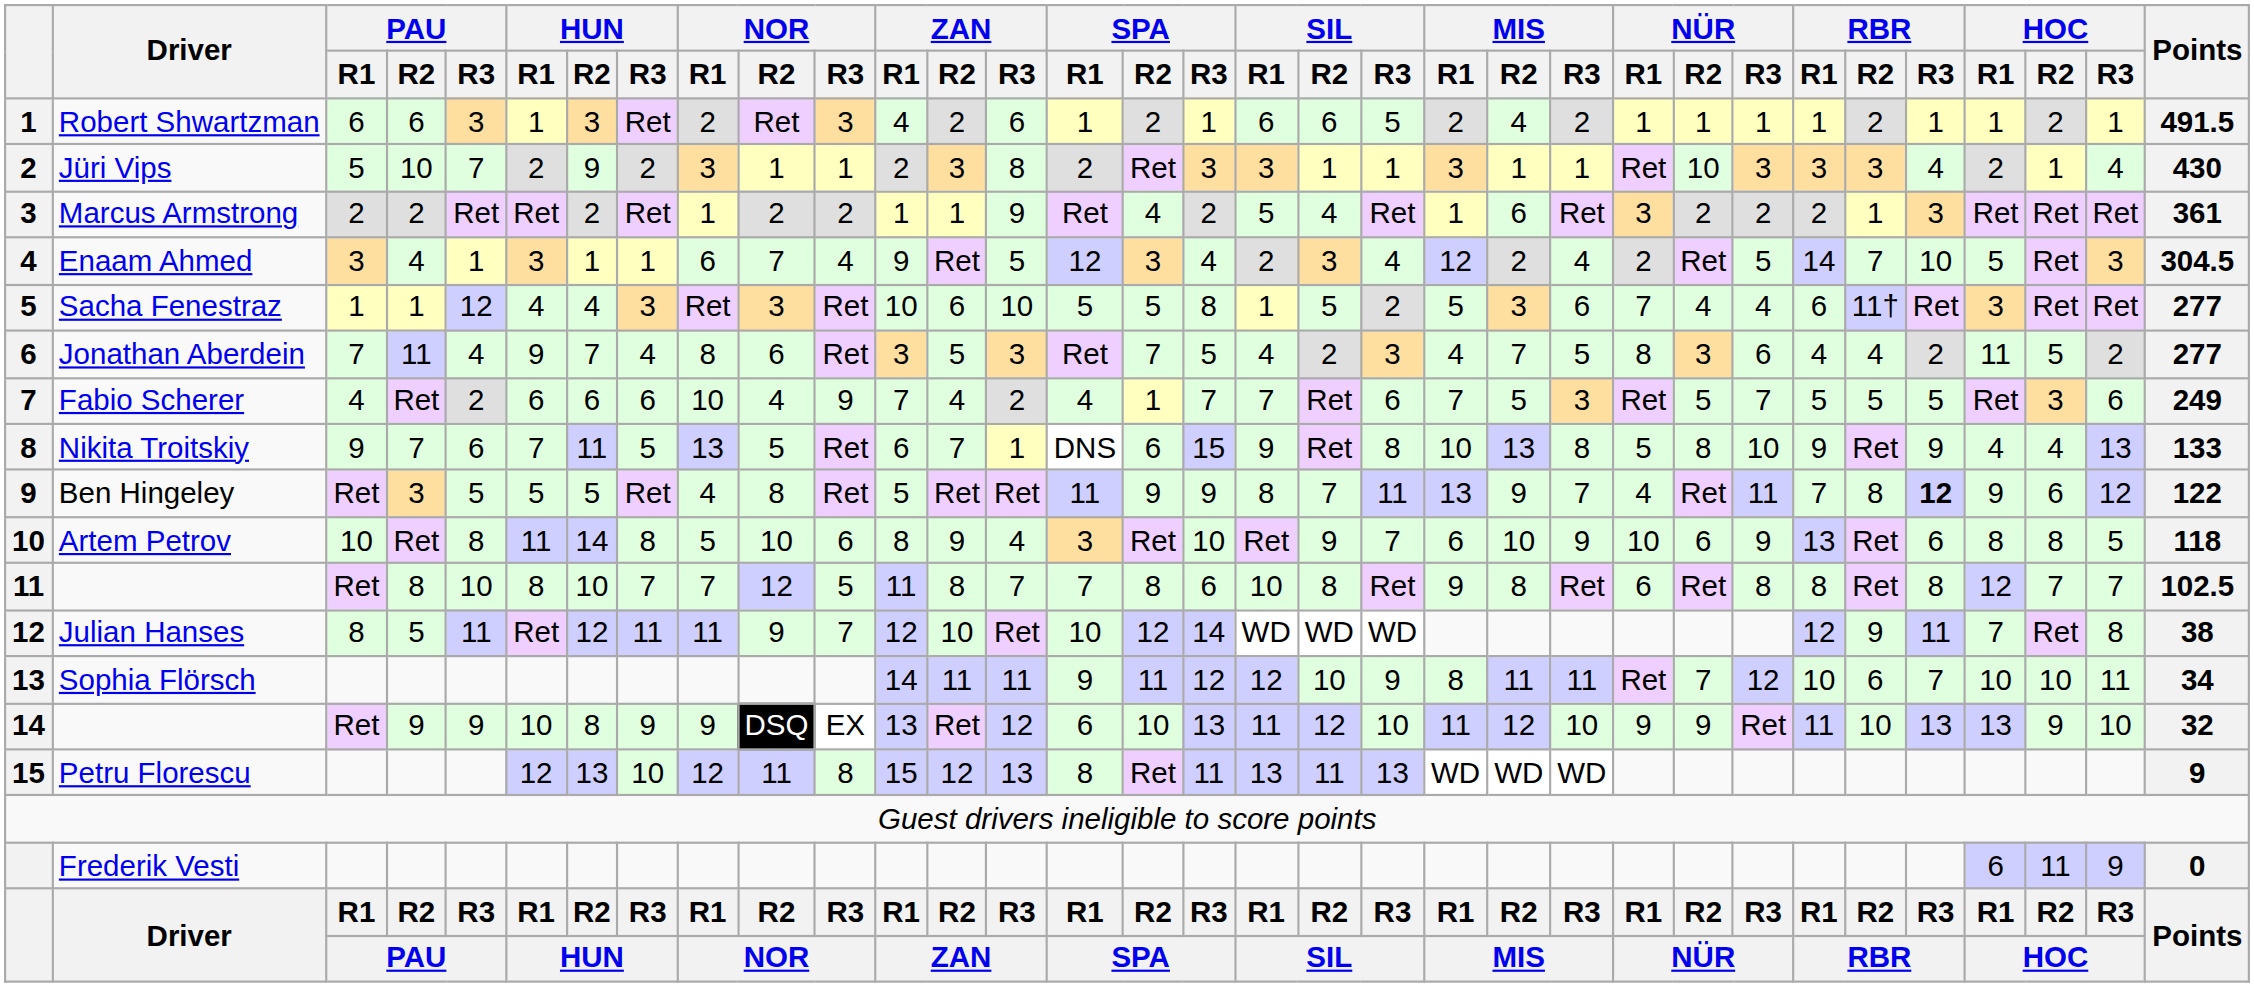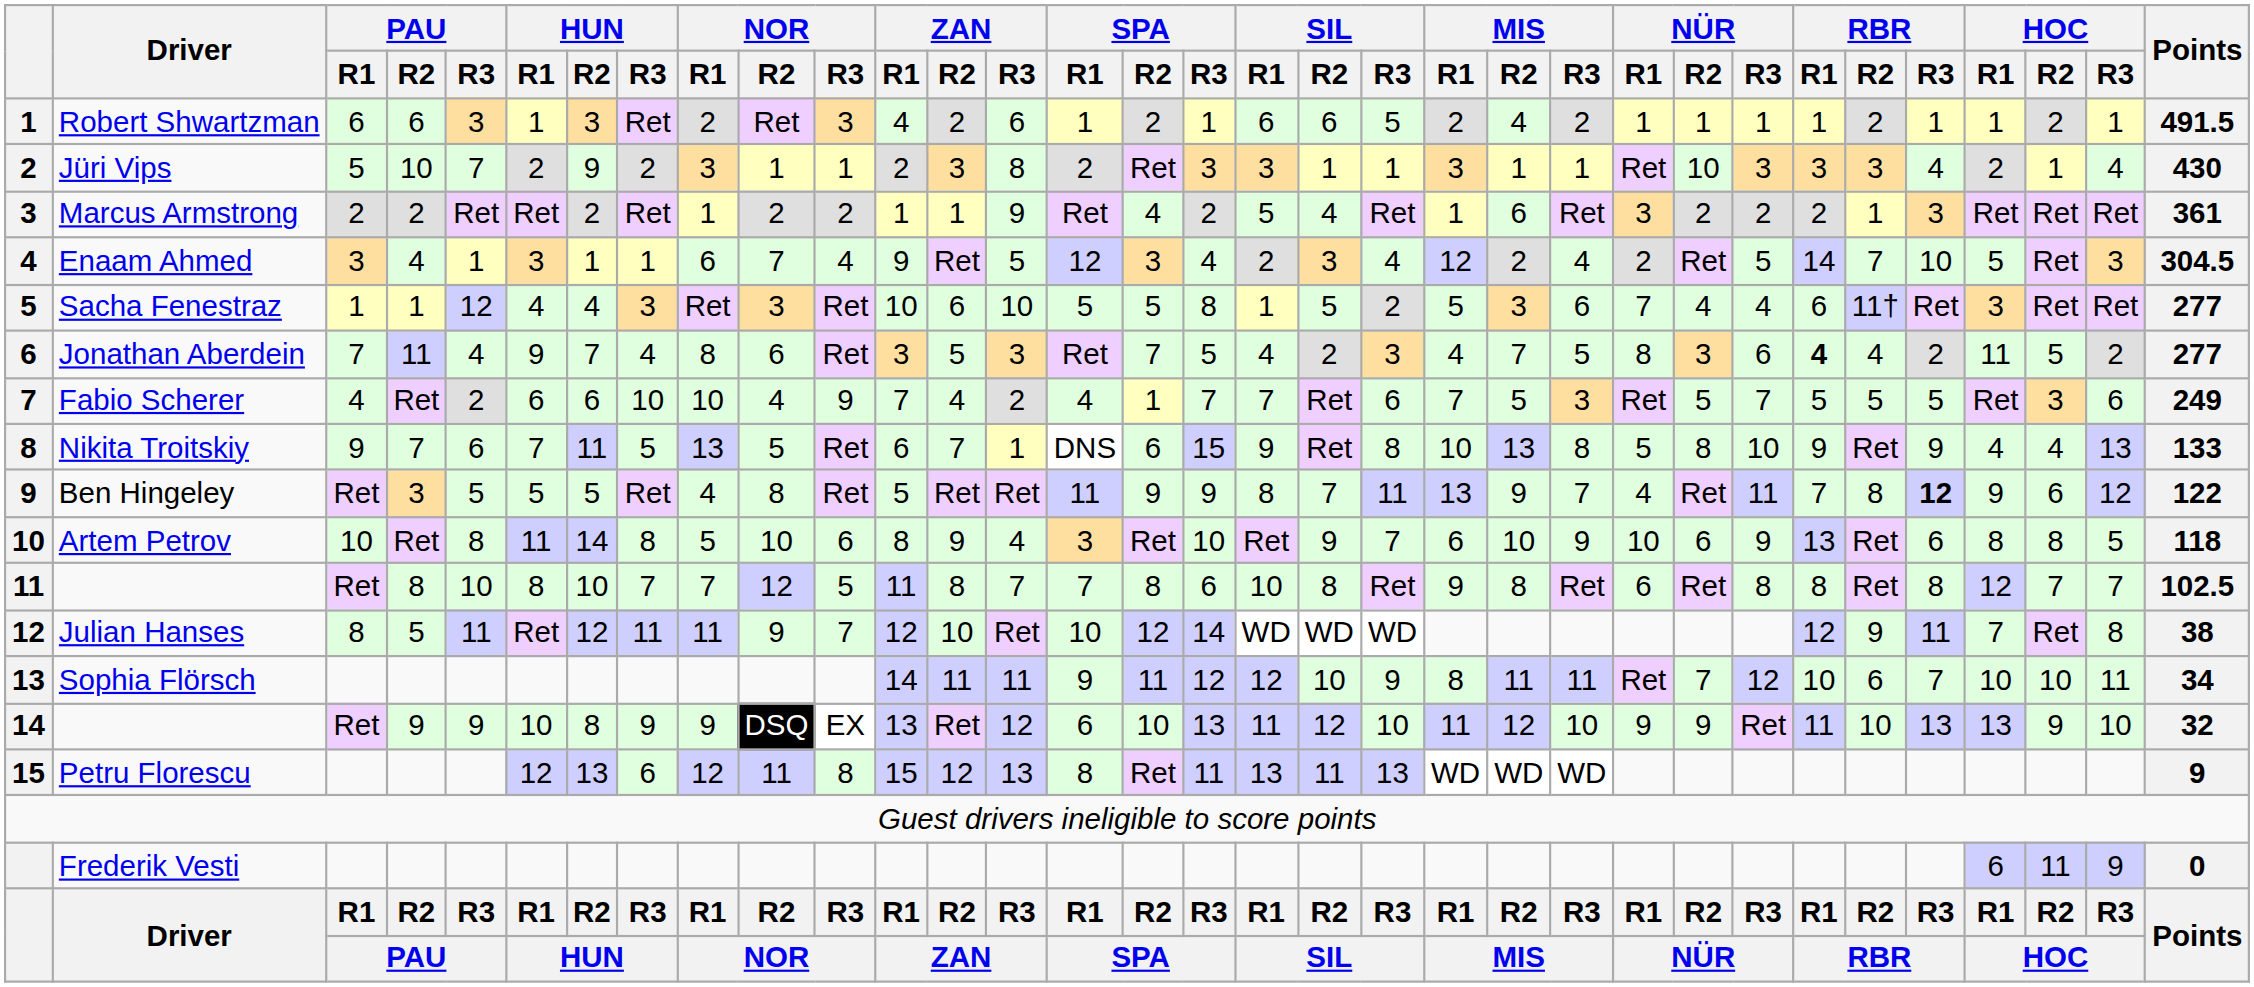(1819, 354) normal -> (1819, 354) bold
(648, 400) 6 -> (648, 400) 10
(648, 772) 10 -> (648, 772) 6
